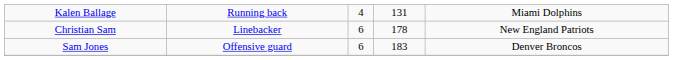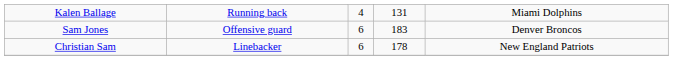rows swapped: (85, 30) <-> (85, 47)
